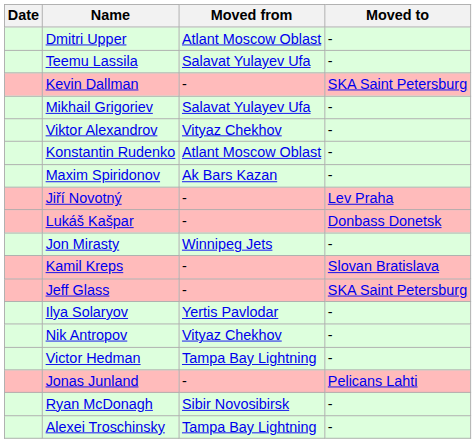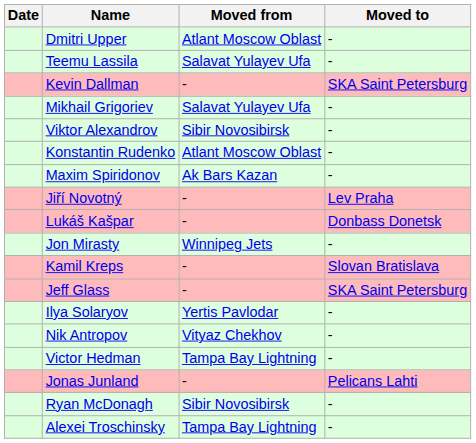(232, 130) Vityaz Chekhov -> (236, 130) Sibir Novosibirsk
